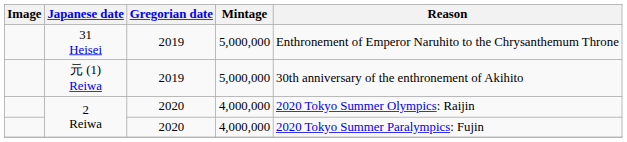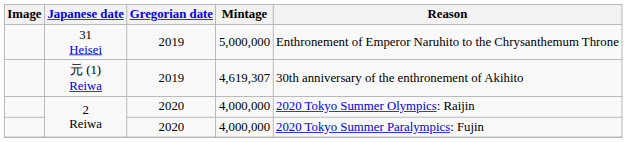(245, 78) 5,000,000 -> (245, 78) 4,619,307
